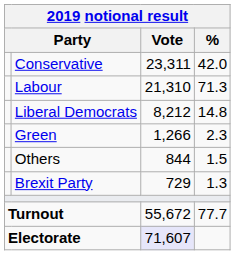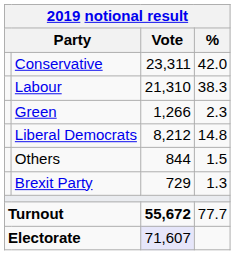(212, 87) 71.3 -> (212, 87) 38.3
rows swapped: (76, 111) <-> (36, 135)
(168, 214) normal -> (168, 214) bold
